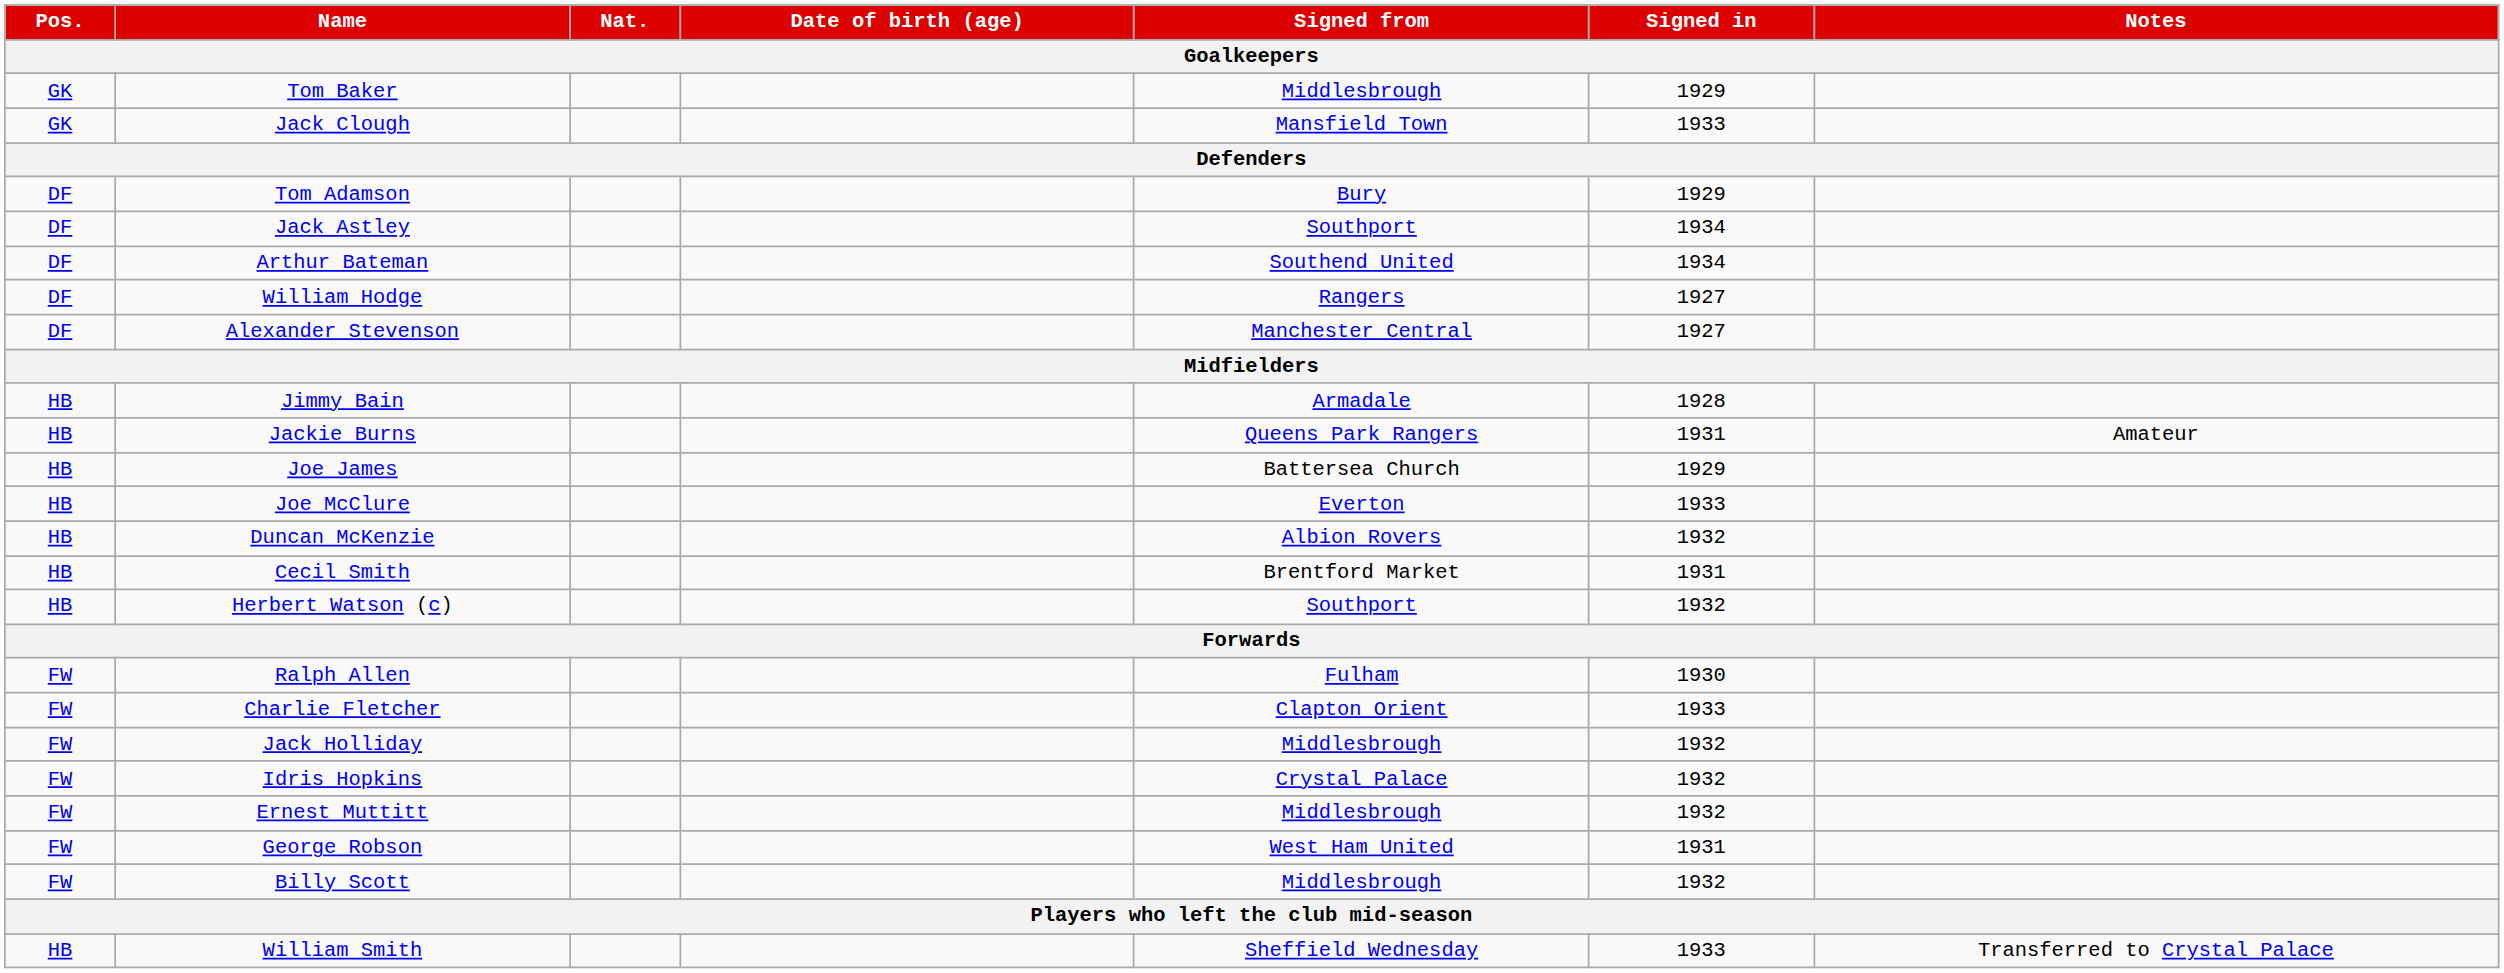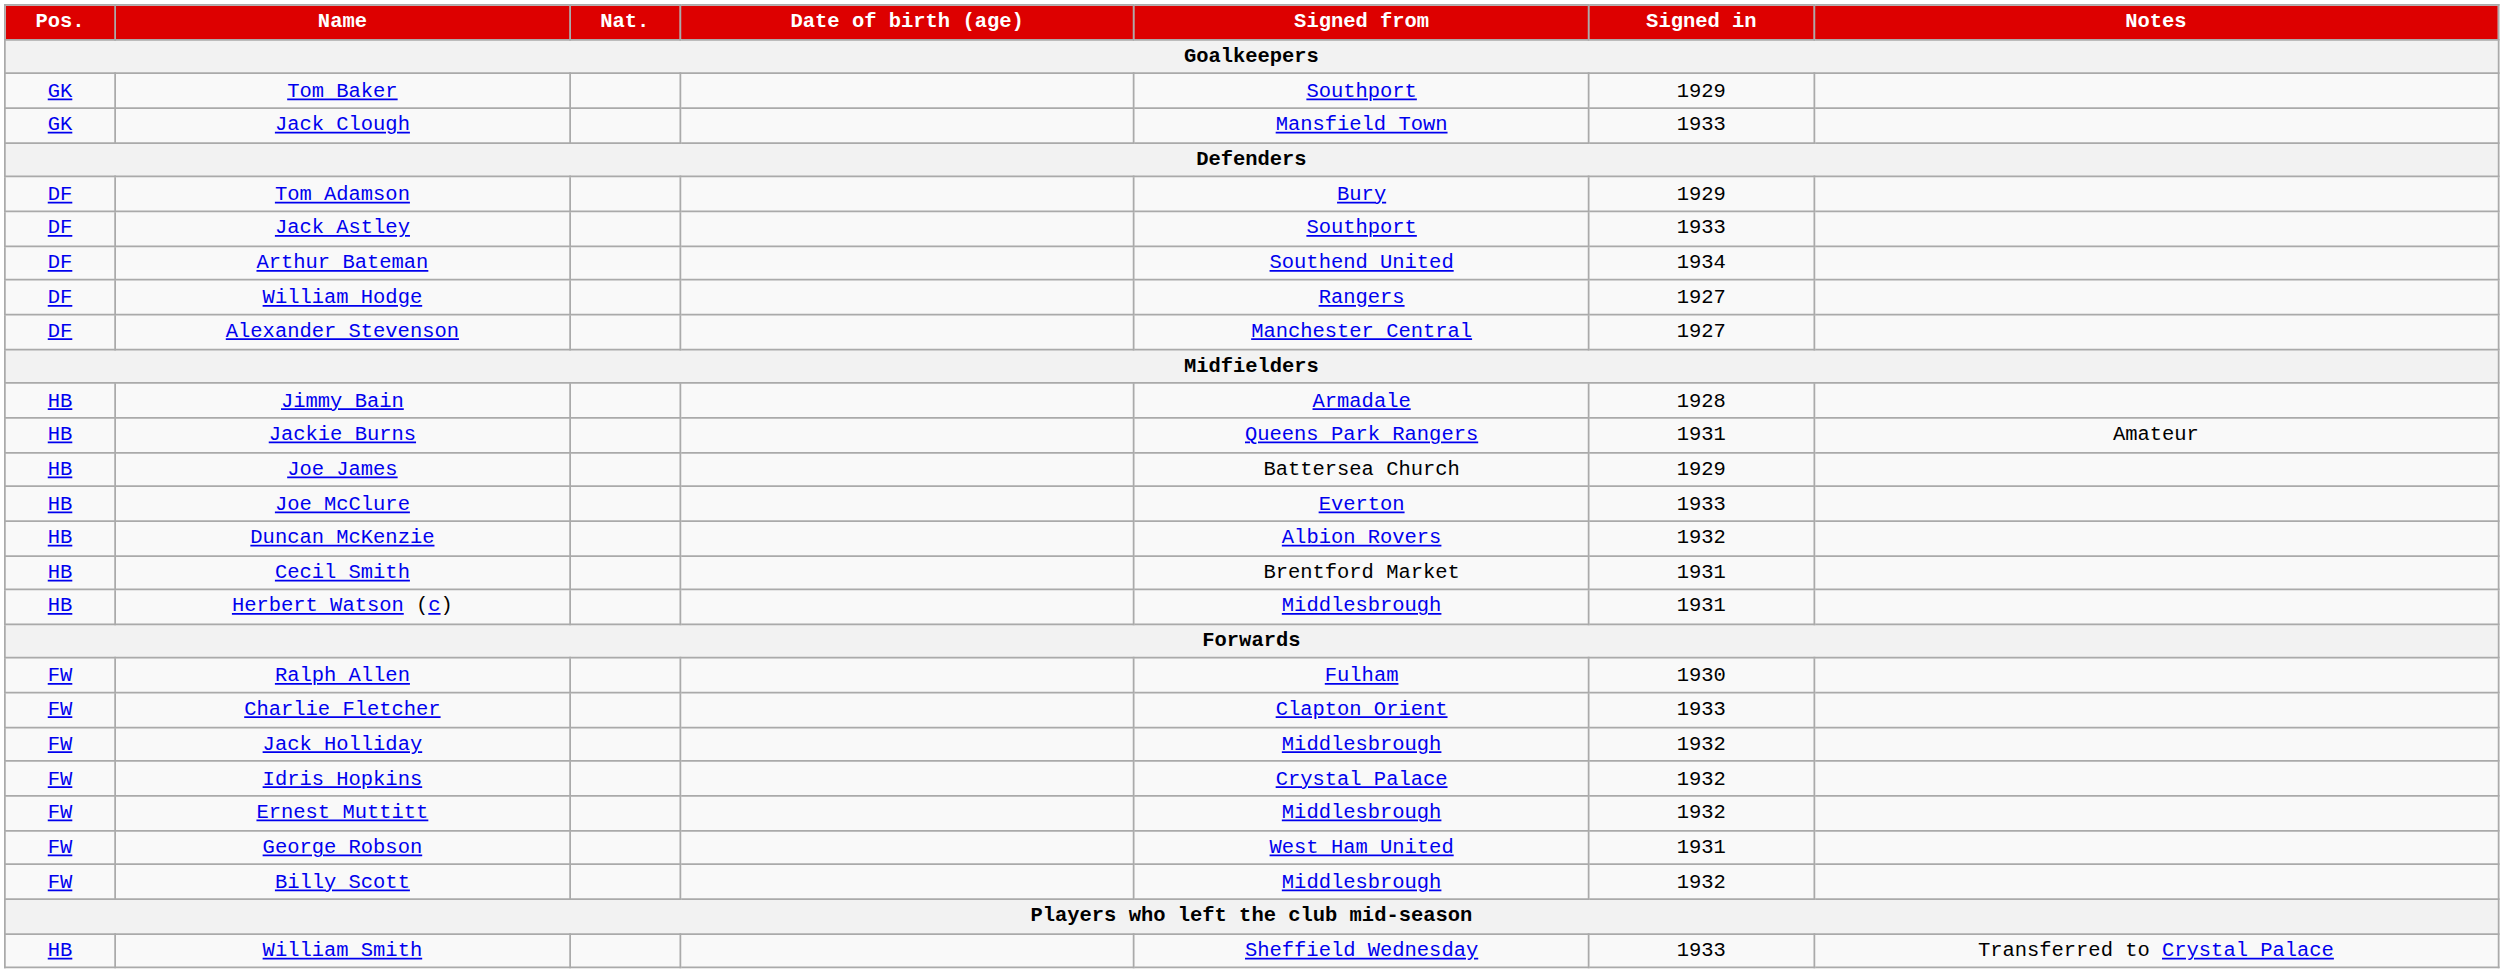(1362, 91) Middlesbrough -> (1362, 91) Southport
(1701, 228) 1934 -> (1701, 228) 1933
(1362, 607) Southport -> (1362, 607) Middlesbrough
(1701, 607) 1932 -> (1701, 607) 1931
